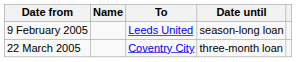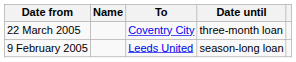rows swapped: (47, 30) <-> (44, 48)
